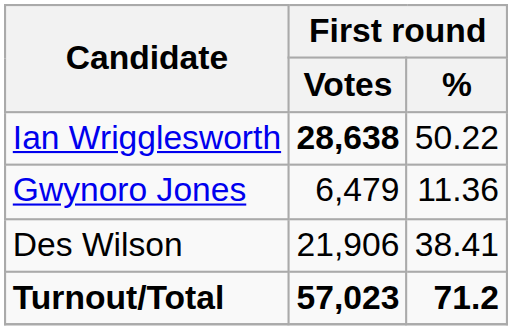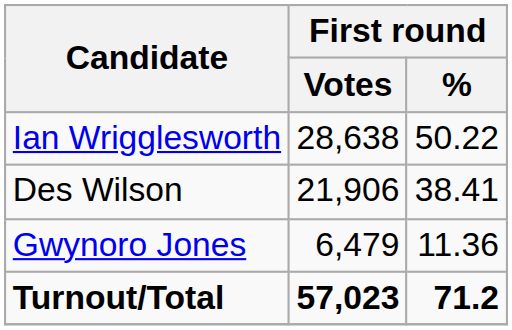(348, 137) bold -> (348, 137) normal
rows swapped: (98, 244) <-> (130, 191)
